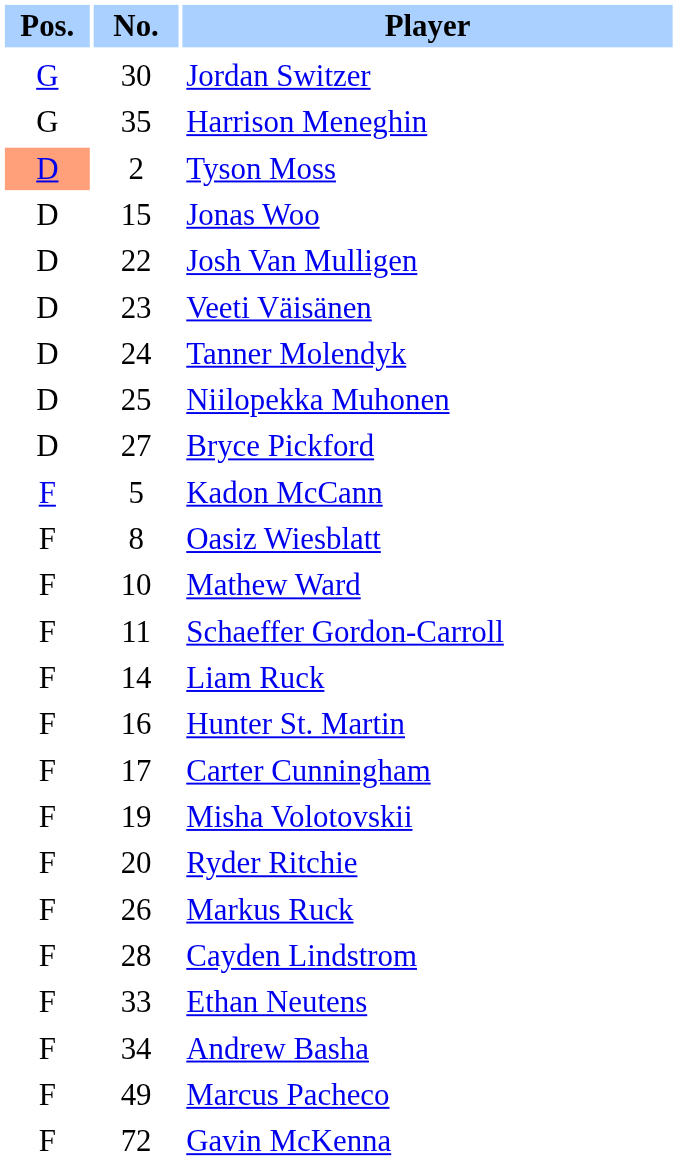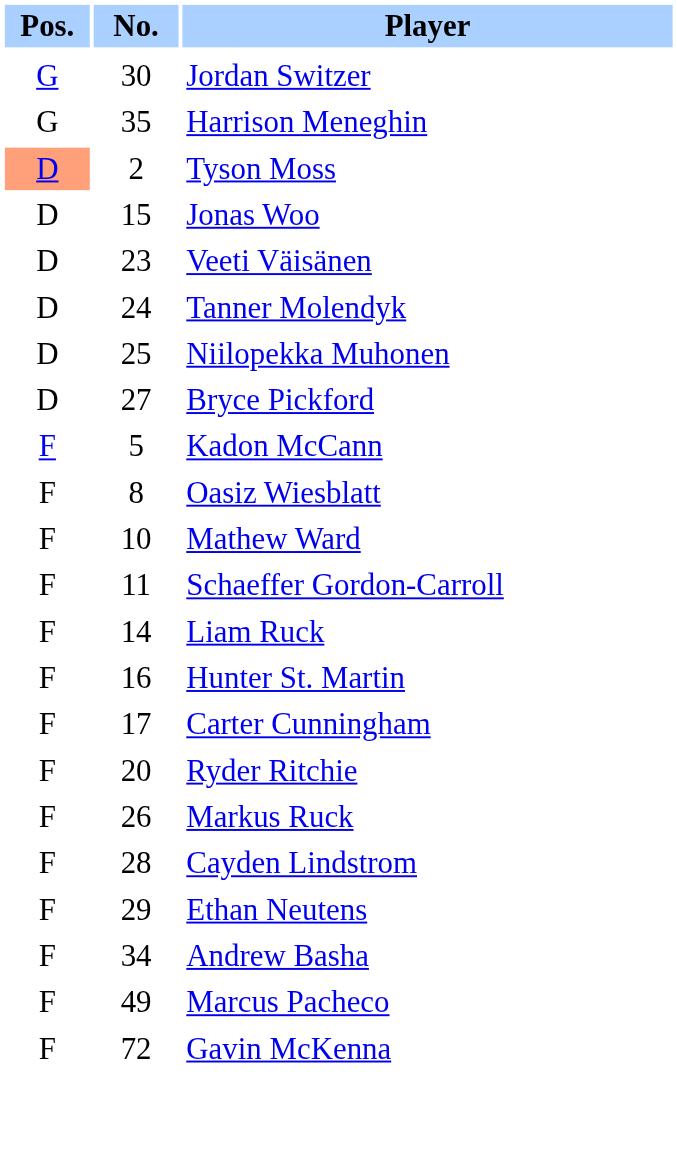- row: (302, 261)
- row: (299, 816)
(136, 1002) 33 -> (136, 909) 29
